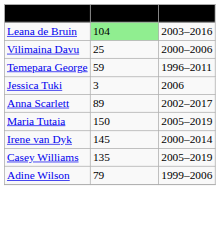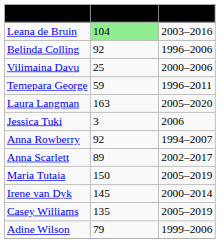+ row: (43, 49)
+ row: (43, 103)
+ row: (43, 139)
